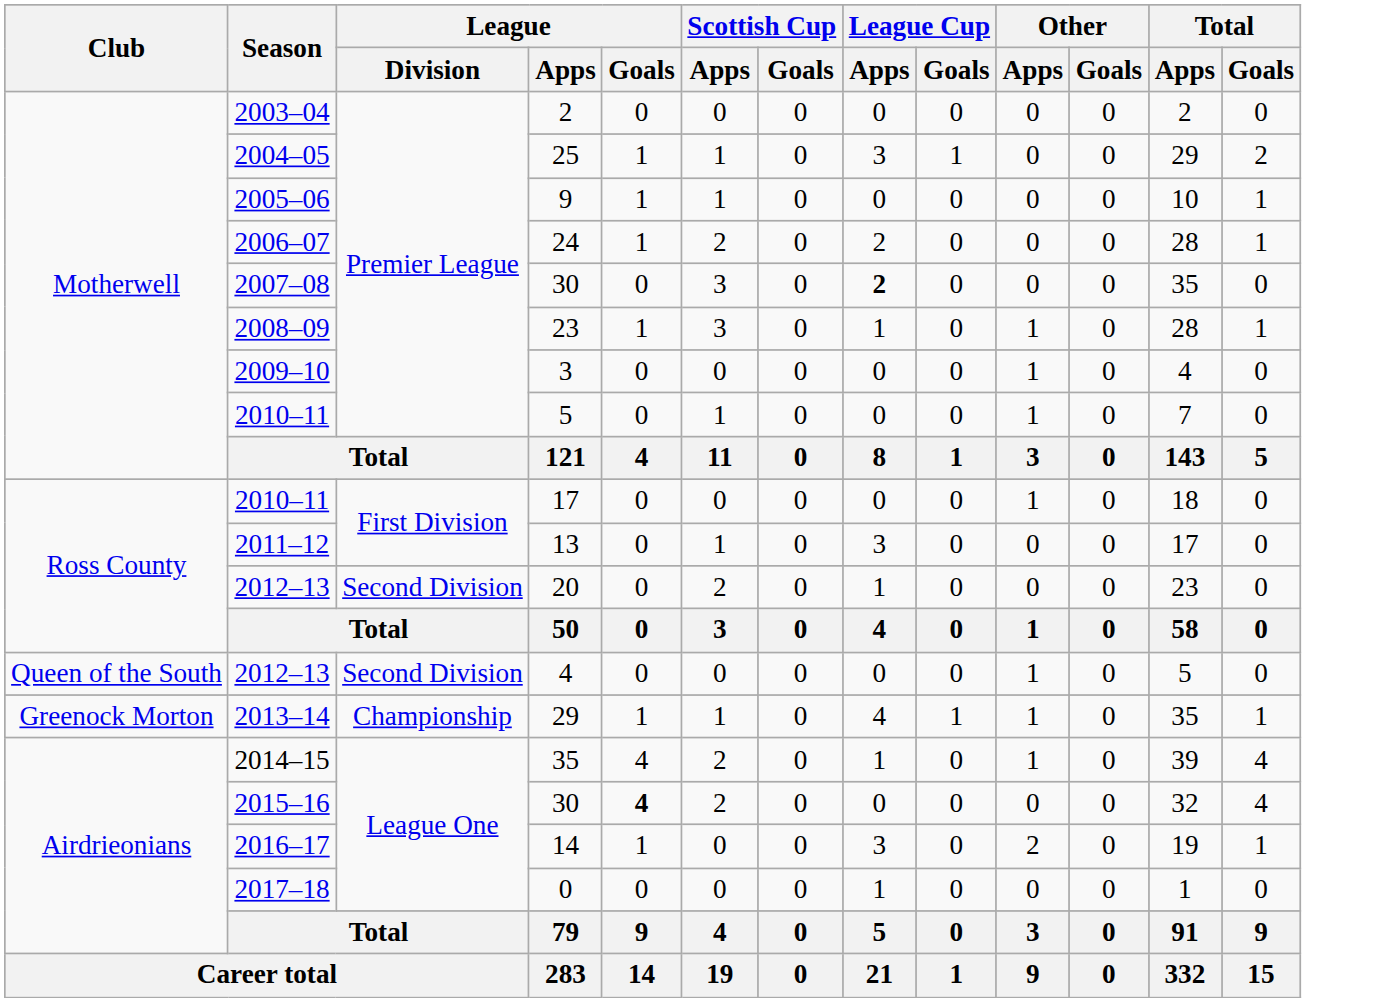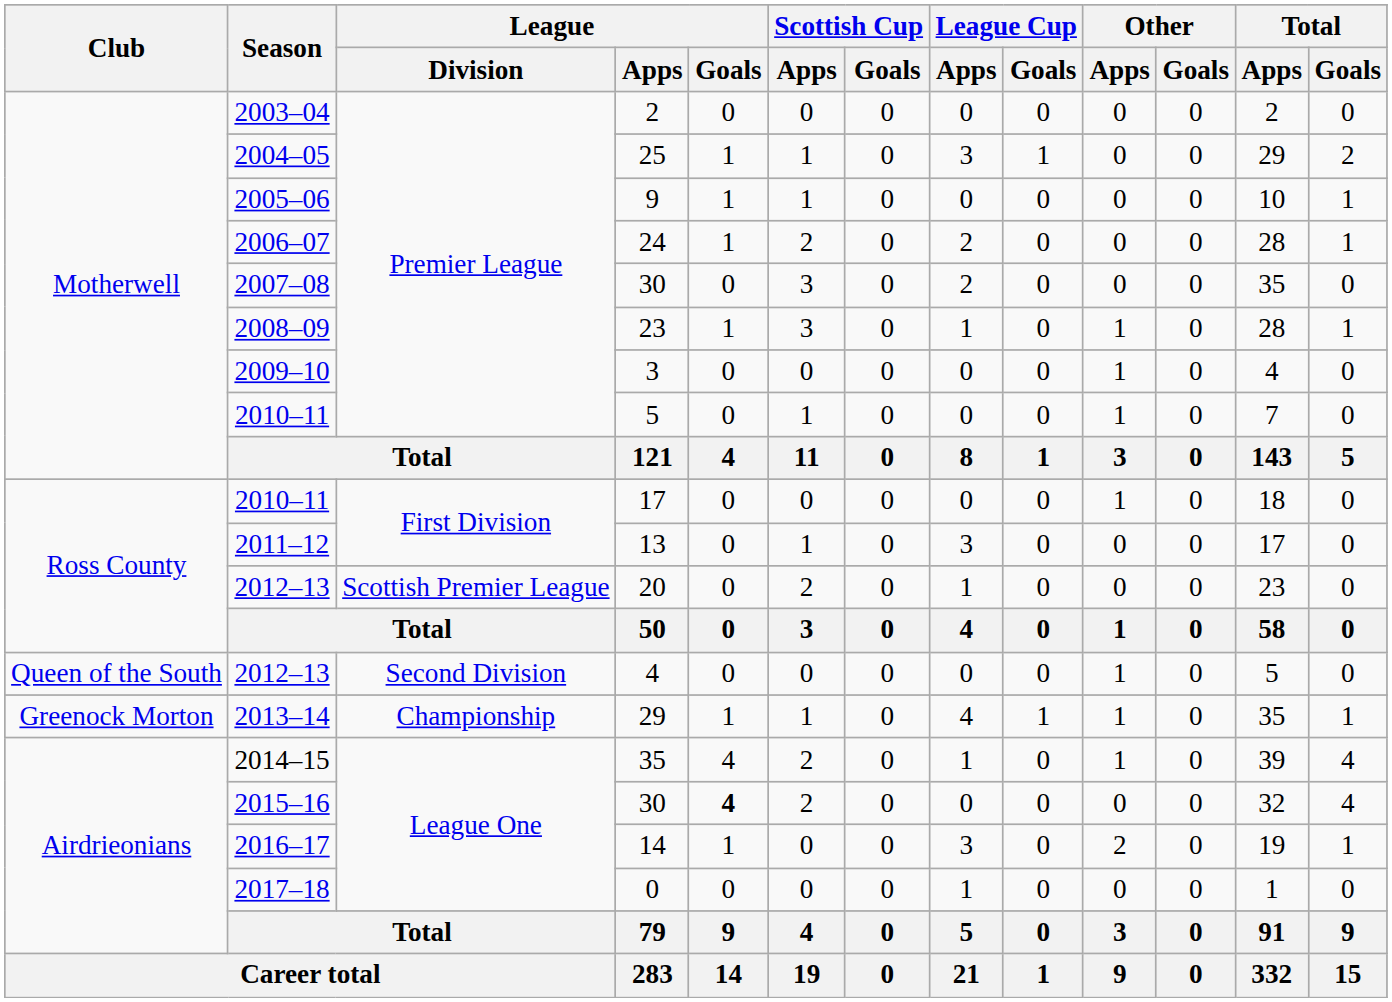(879, 284) bold -> (966, 284) normal
(432, 586) Second Division -> (476, 586) Scottish Premier League
